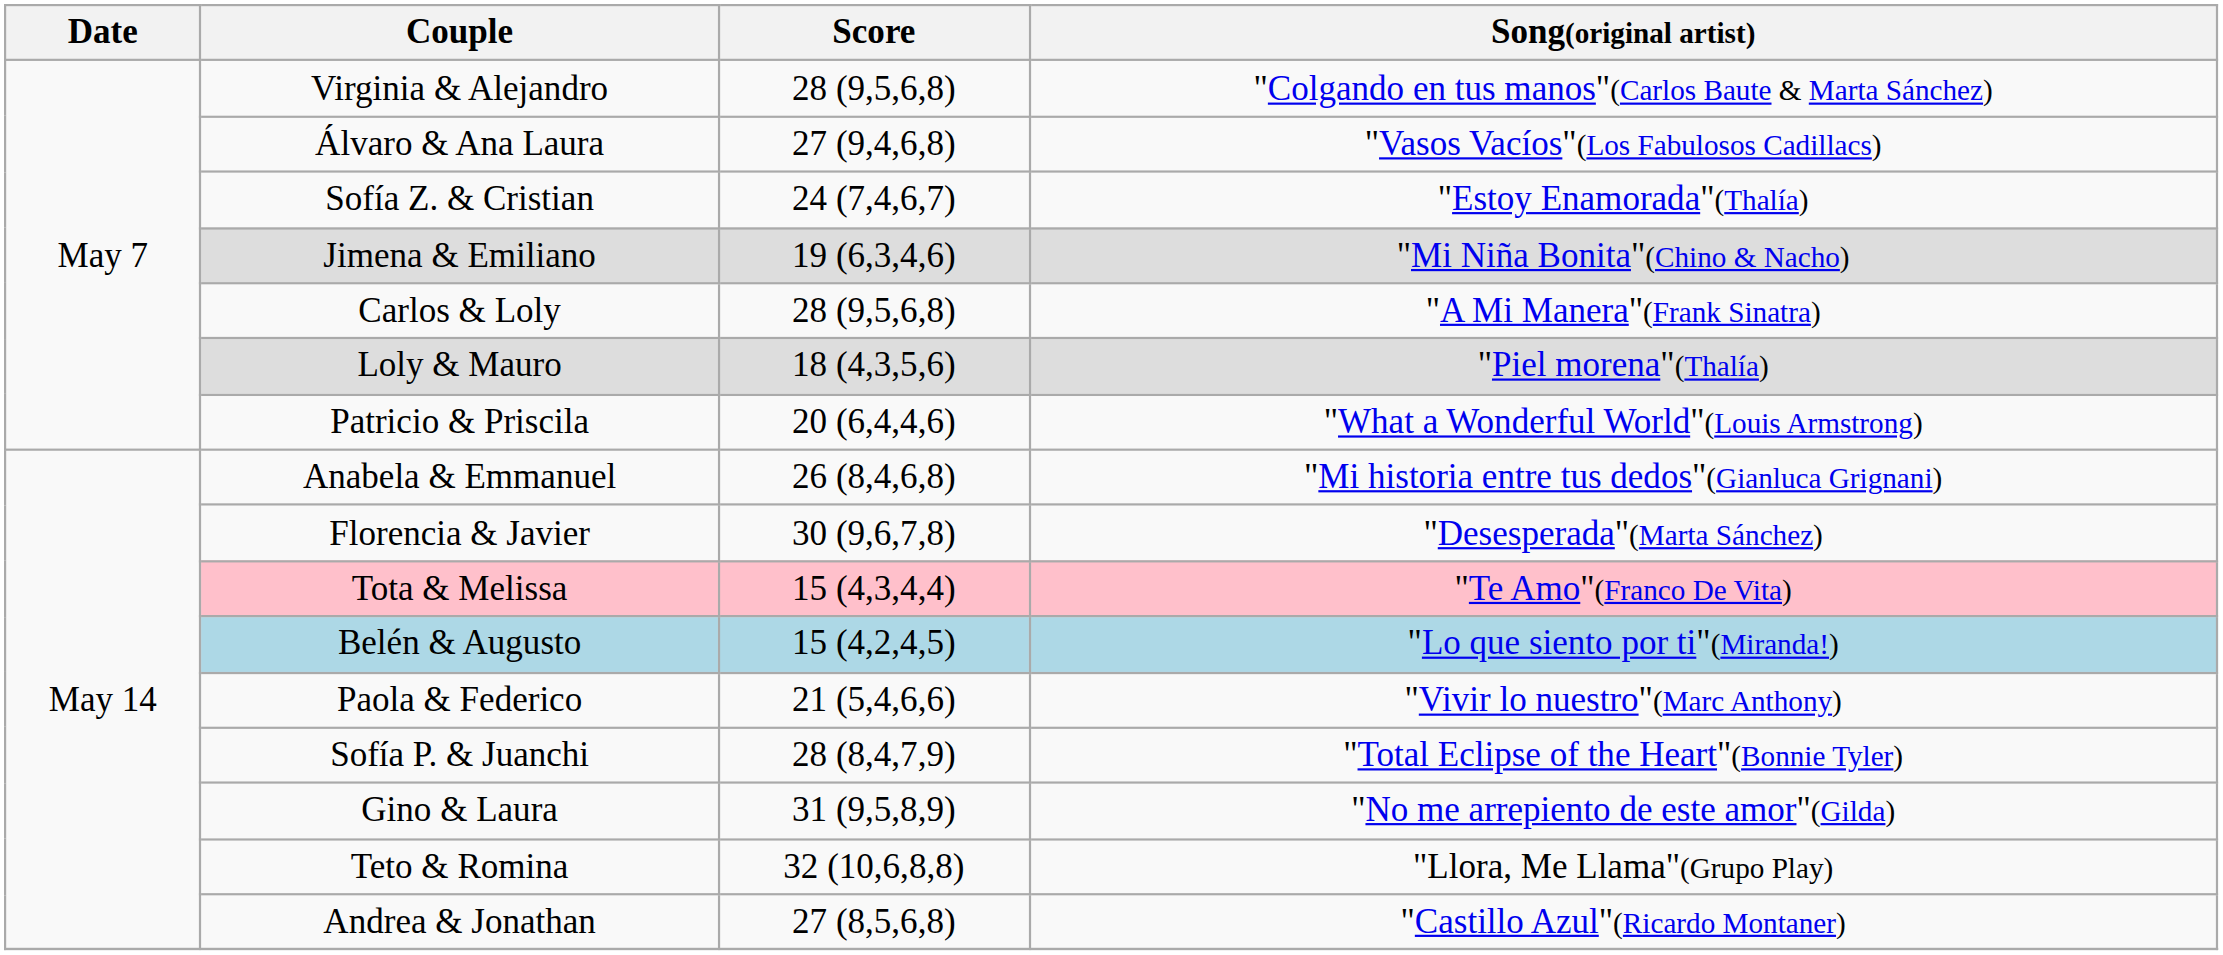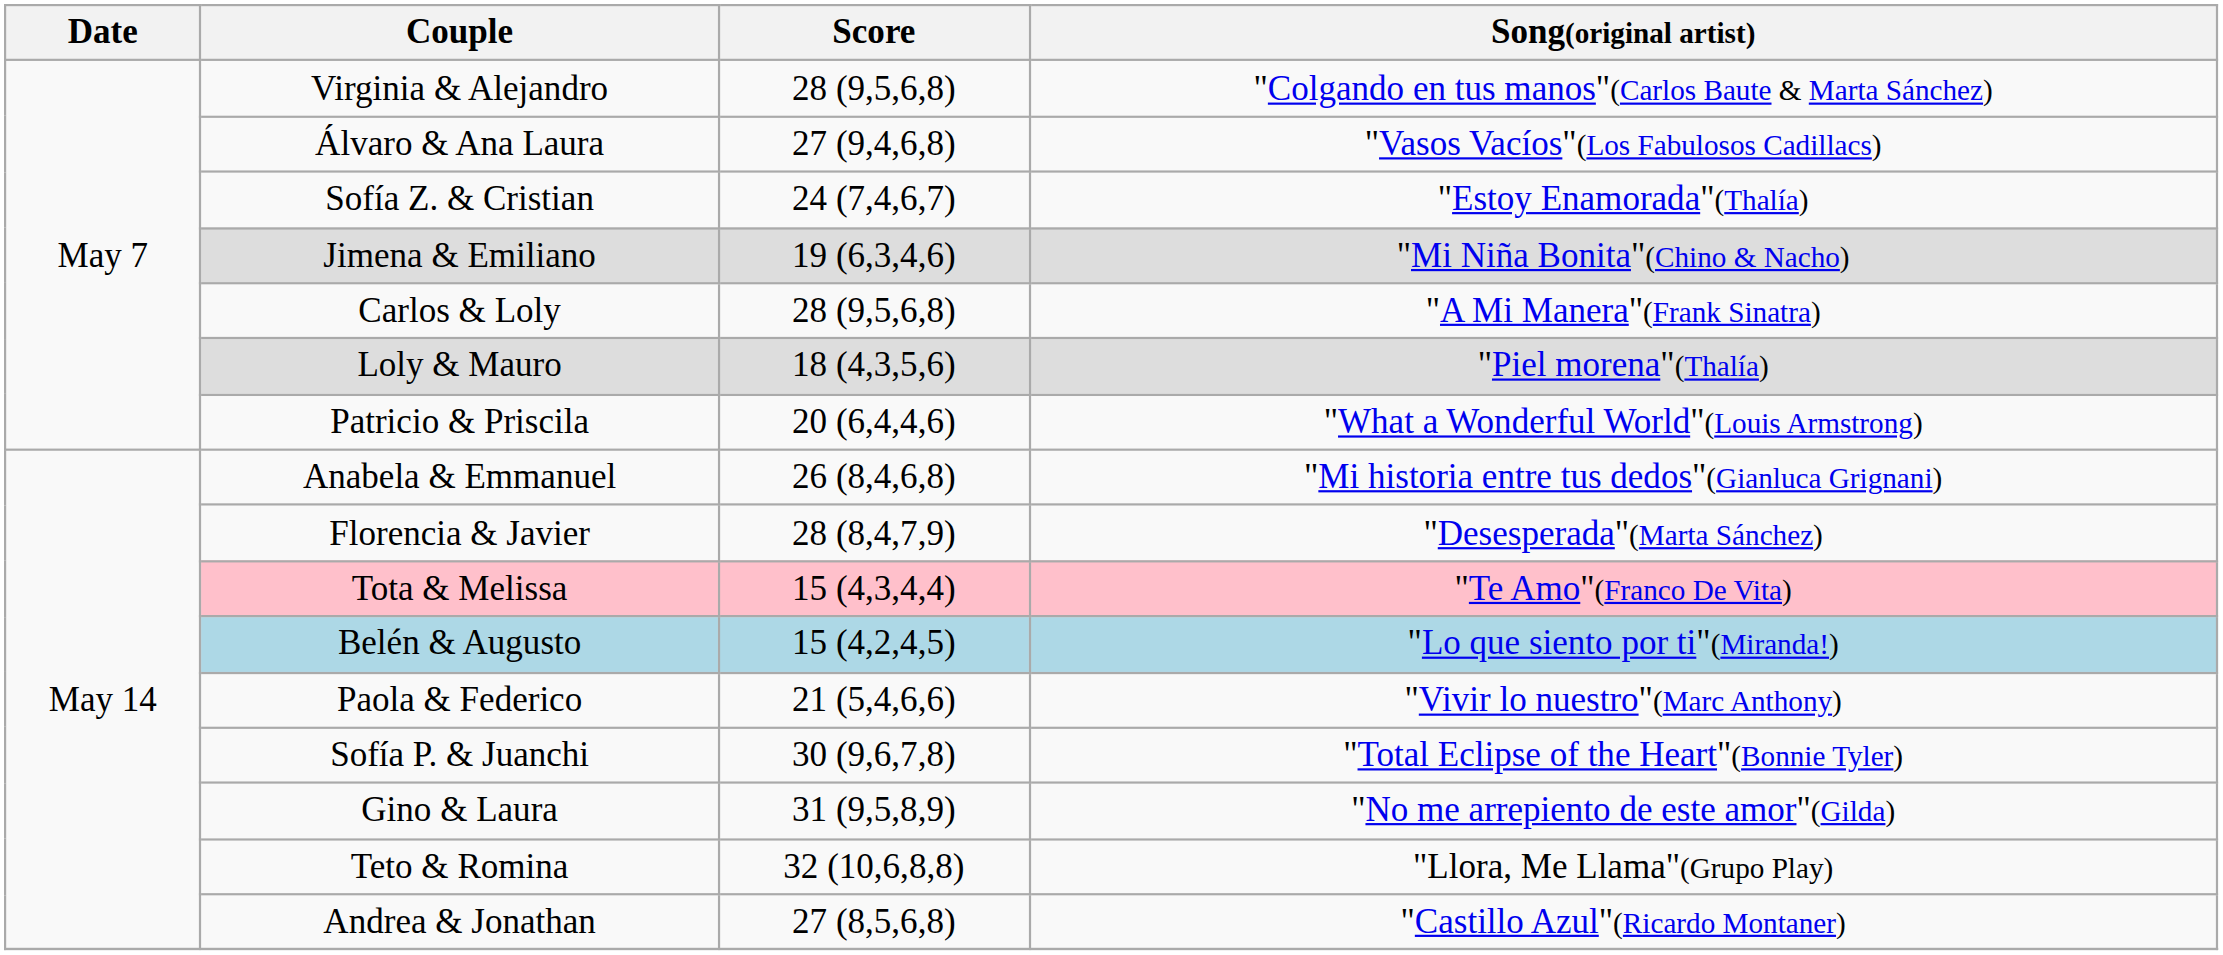(874, 532) 30 (9,6,7,8) -> (874, 532) 28 (8,4,7,9)
(874, 754) 28 (8,4,7,9) -> (874, 754) 30 (9,6,7,8)
